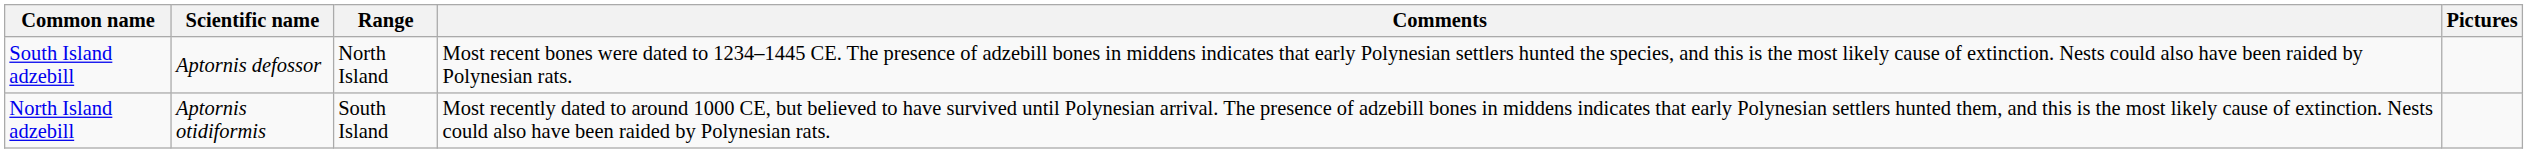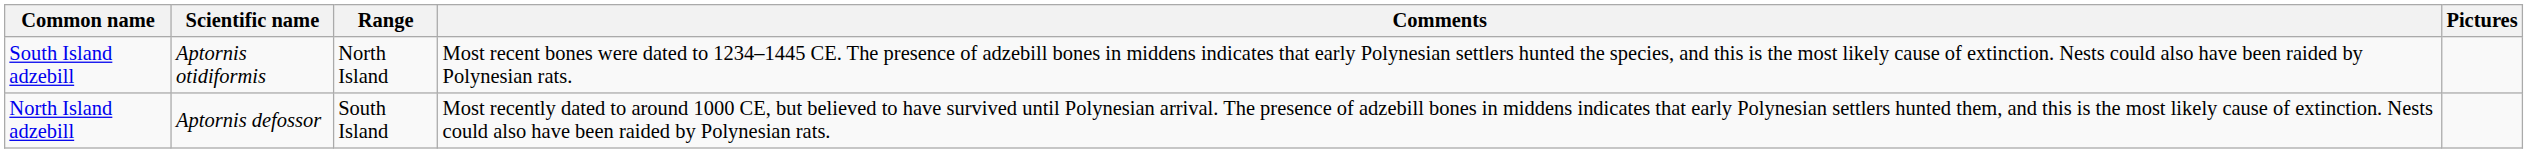(249, 64) Aptornis defossor -> (221, 64) Aptornis otidiformis
(221, 120) Aptornis otidiformis -> (249, 120) Aptornis defossor
